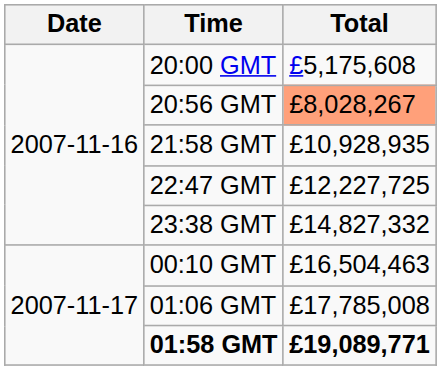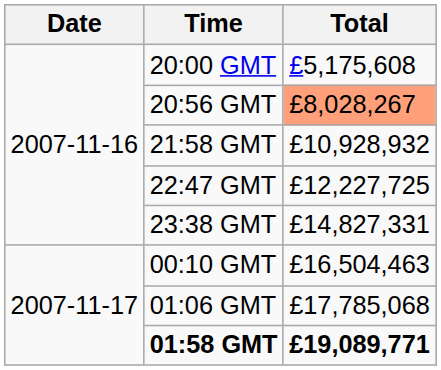(360, 144) £10,928,935 -> (360, 144) £10,928,932
(360, 225) £14,827,332 -> (360, 225) £14,827,331
(360, 305) £17,785,008 -> (360, 305) £17,785,068
